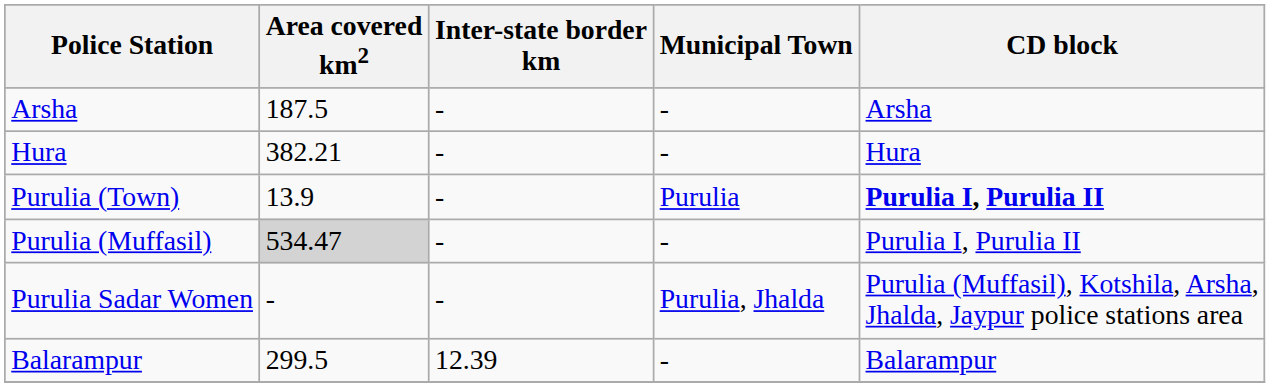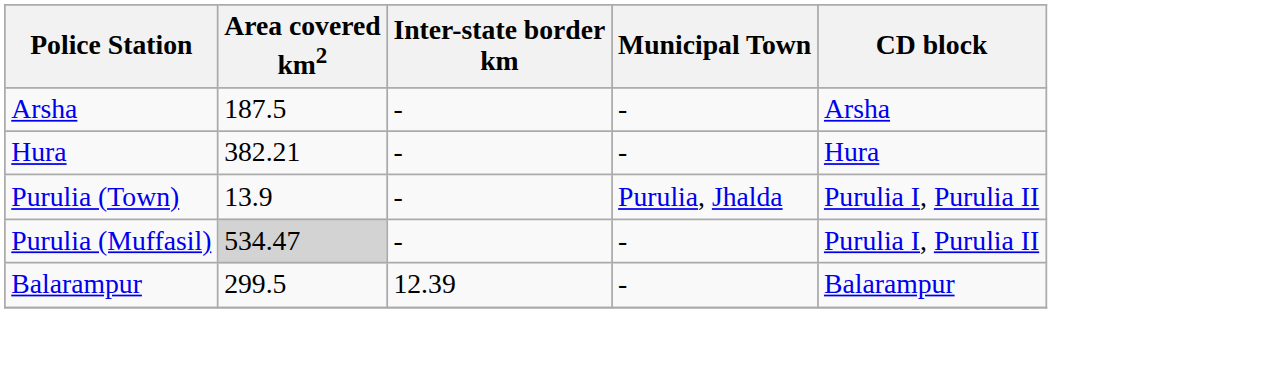(700, 196) Purulia -> (700, 196) Purulia, Jhalda
(985, 196) bold -> (932, 196) normal
- row: (132, 300)
